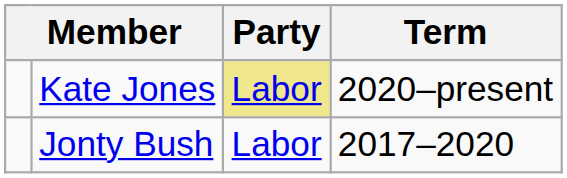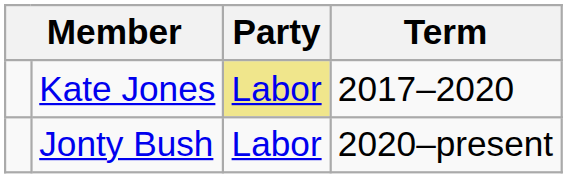(445, 88) 2020–present -> (426, 88) 2017–2020
(426, 144) 2017–2020 -> (445, 144) 2020–present
